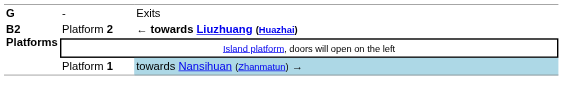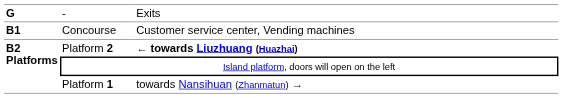+ row: (89, 30)
(220, 66) lightblue background -> (220, 84) no background
